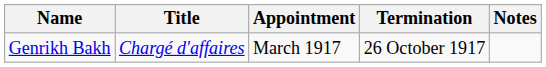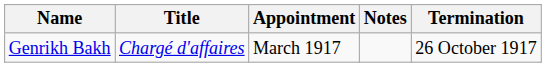columns swapped: (424, 18) <-> (515, 18)
